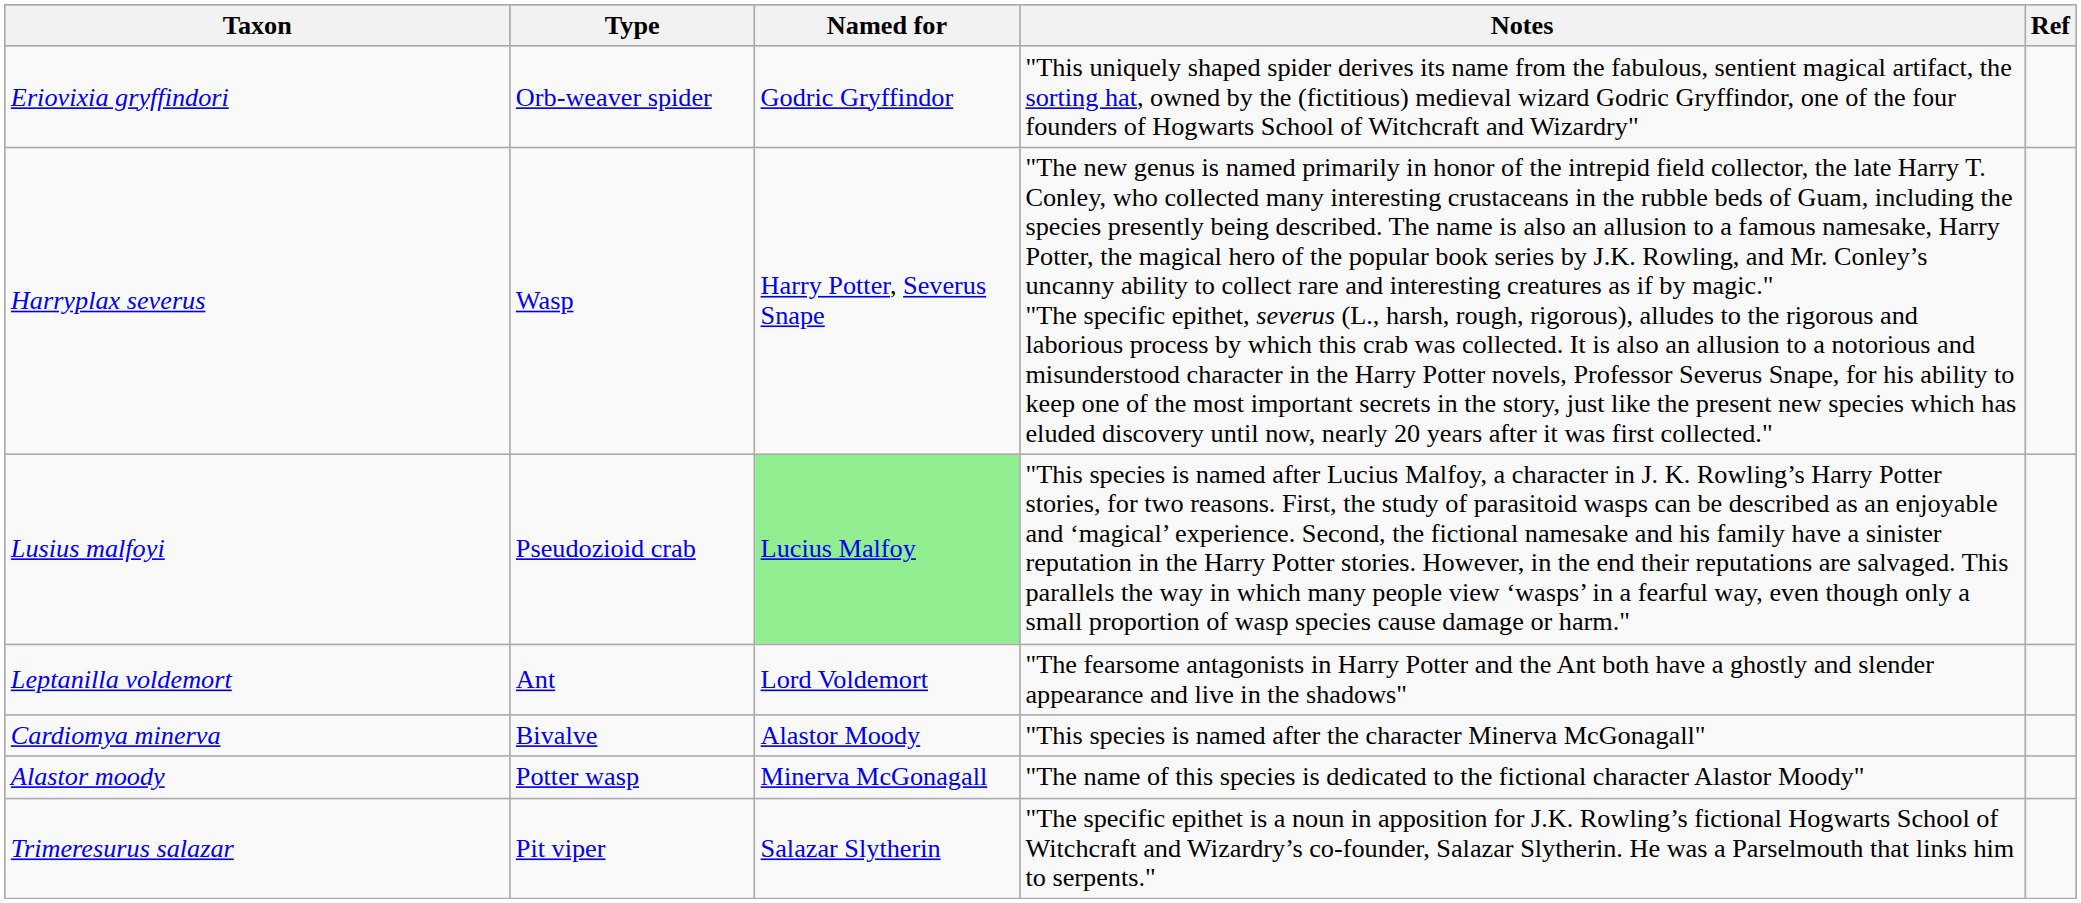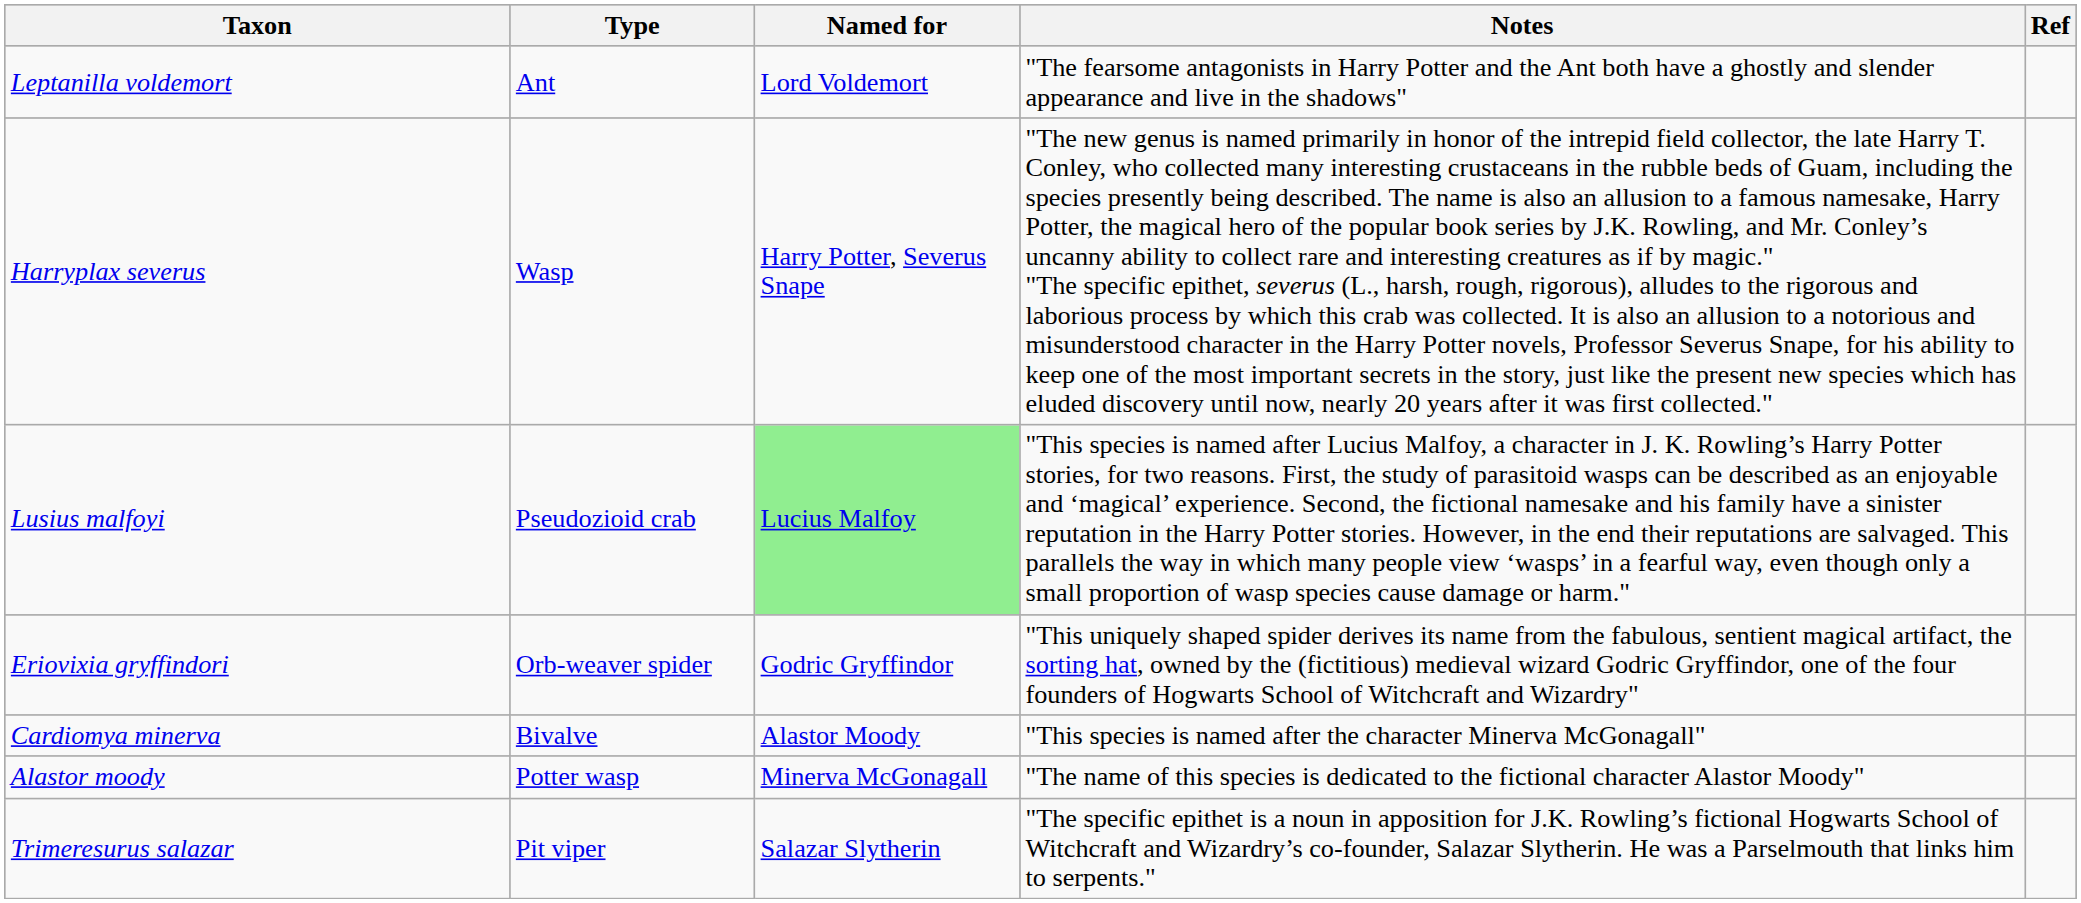rows swapped: (120, 96) <-> (121, 678)
